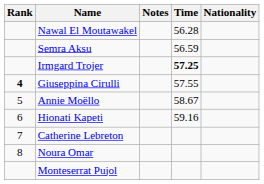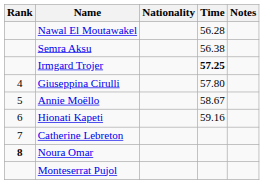columns swapped: (230, 13) <-> (155, 13)
(186, 48) 56.59 -> (212, 48) 56.38
(20, 83) bold -> (20, 83) normal
(186, 83) 57.55 -> (212, 83) 57.80
(20, 153) normal -> (20, 153) bold
